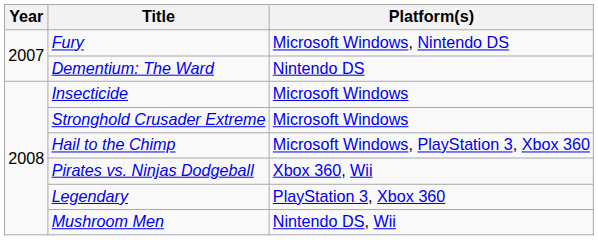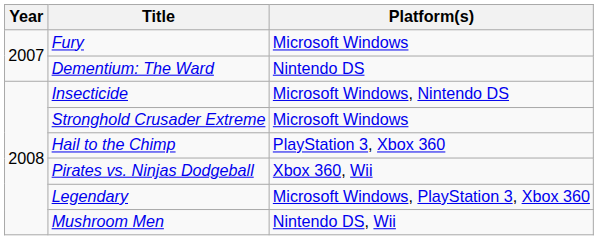(391, 42) Microsoft Windows, Nintendo DS -> (341, 42) Microsoft Windows
(341, 94) Microsoft Windows -> (391, 94) Microsoft Windows, Nintendo DS
(431, 145) Microsoft Windows, PlayStation 3, Xbox 360 -> (359, 145) PlayStation 3, Xbox 360
(359, 196) PlayStation 3, Xbox 360 -> (431, 196) Microsoft Windows, PlayStation 3, Xbox 360
